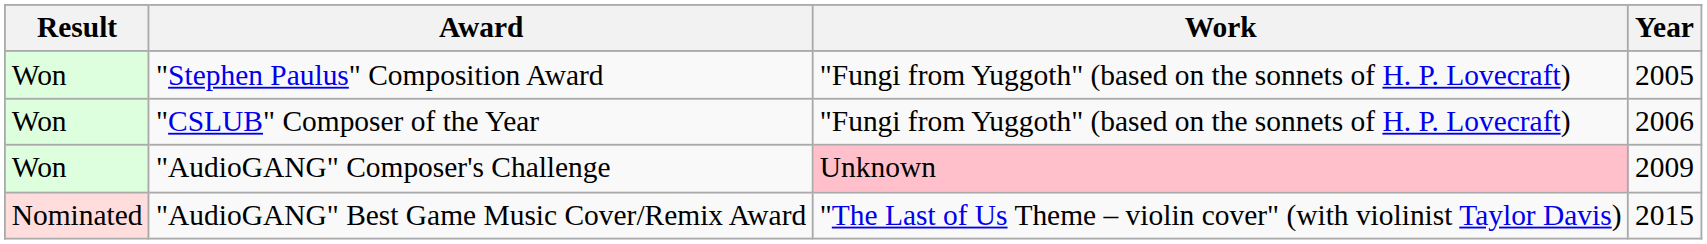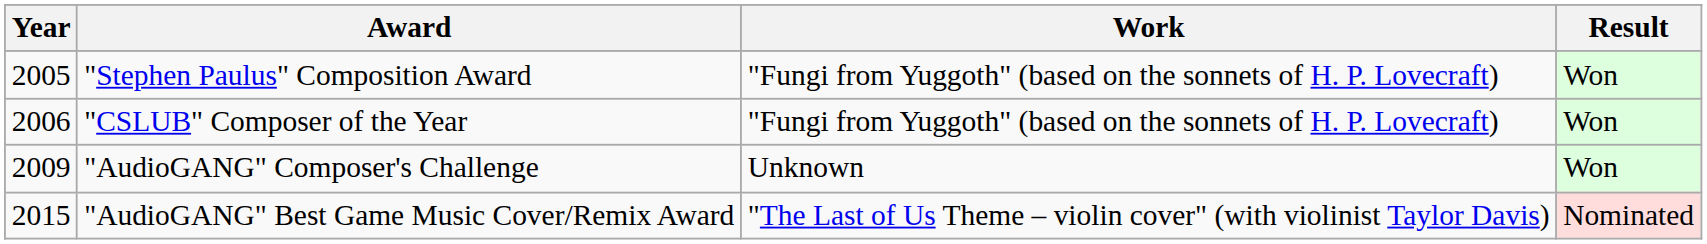columns swapped: (1664, 27) <-> (77, 27)
(878, 167) pink background -> (806, 167) no background
